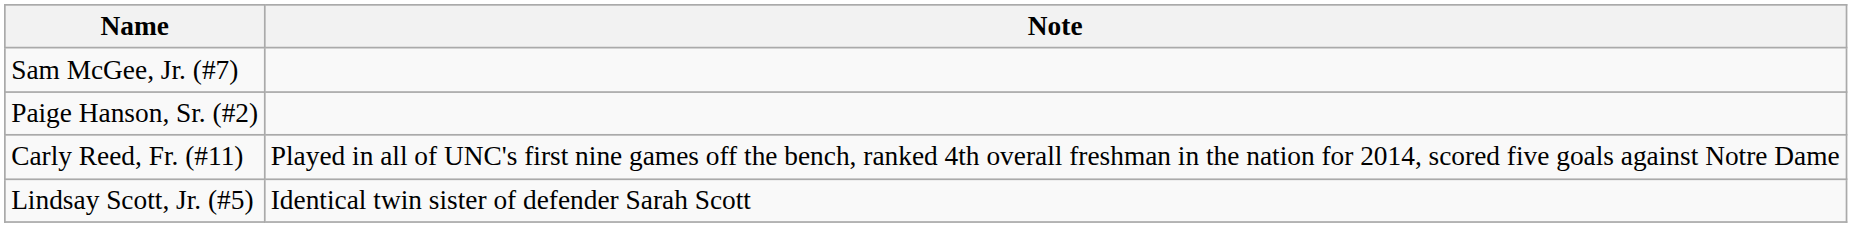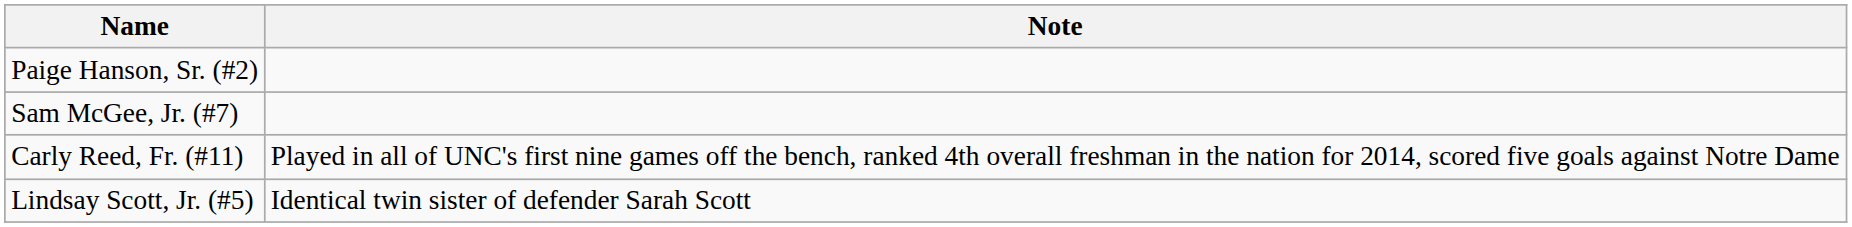rows swapped: (135, 112) <-> (125, 69)
